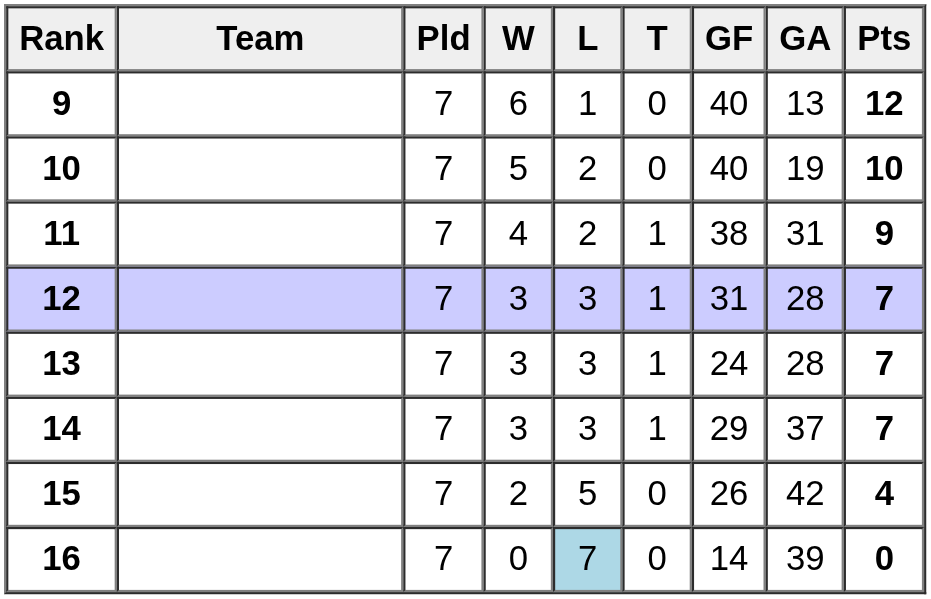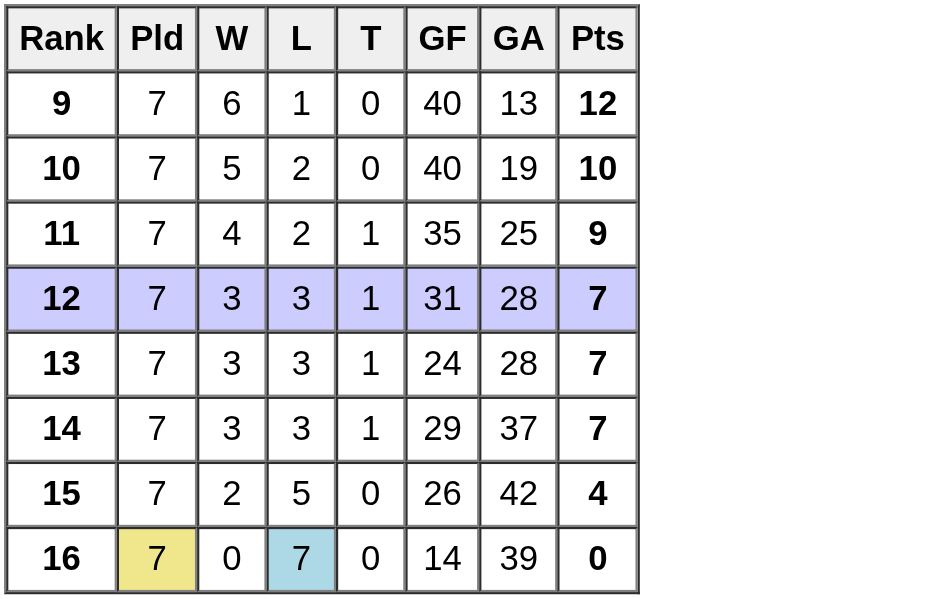- column: (260, 38)
(729, 233) 38 -> (443, 233) 35
(805, 233) 31 -> (519, 233) 25
(444, 558) no background -> (157, 558) khaki background
